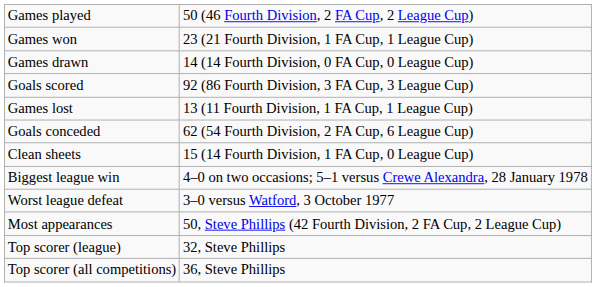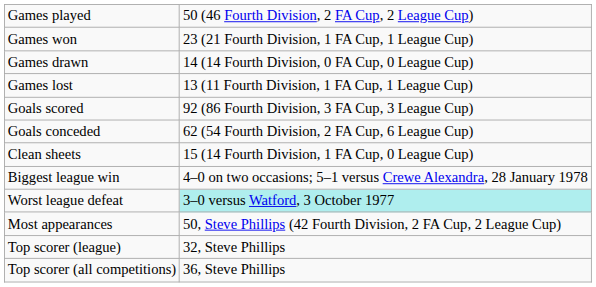rows swapped: (40, 108) <-> (46, 85)
(289, 200) no background -> (289, 200) paleturquoise background
